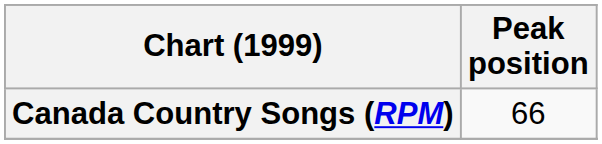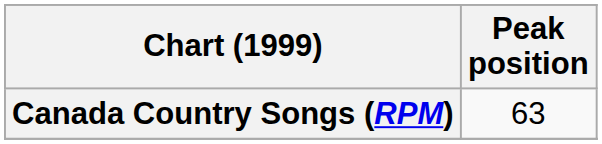(528, 113) 66 -> (528, 113) 63
